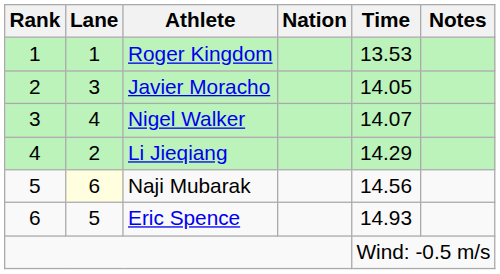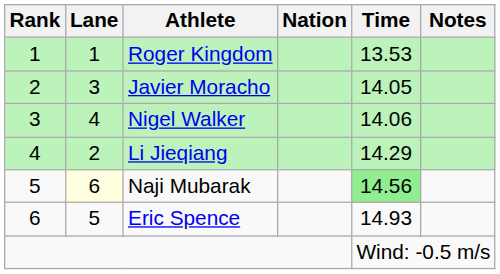(386, 119) 14.07 -> (386, 119) 14.06
(386, 185) no background -> (386, 185) lightgreen background
